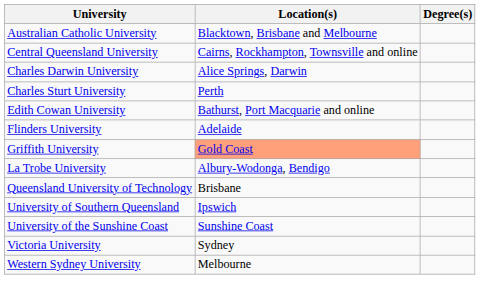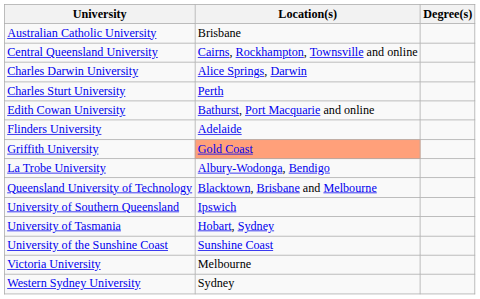(287, 33) Blacktown, Brisbane and Melbourne -> (219, 33) Brisbane
(219, 187) Brisbane -> (287, 187) Blacktown, Brisbane and Melbourne
+ row: (64, 226)
(216, 245) Sydney -> (224, 264) Melbourne
(224, 264) Melbourne -> (216, 284) Sydney
